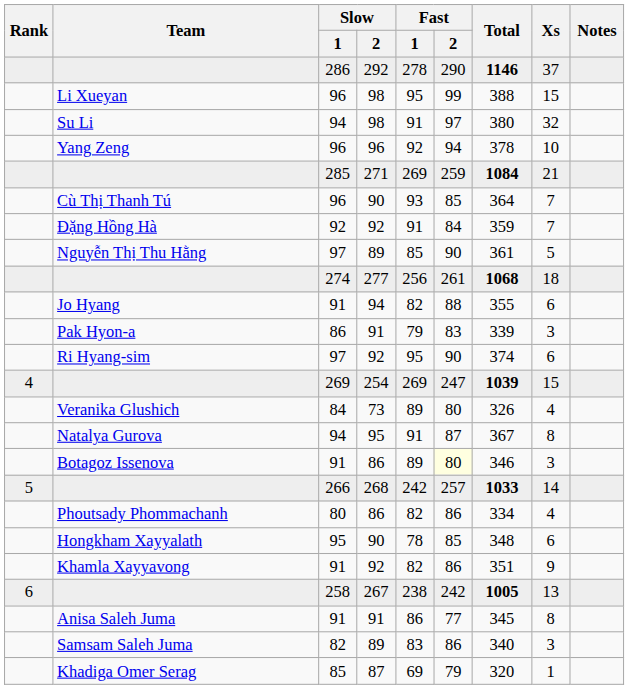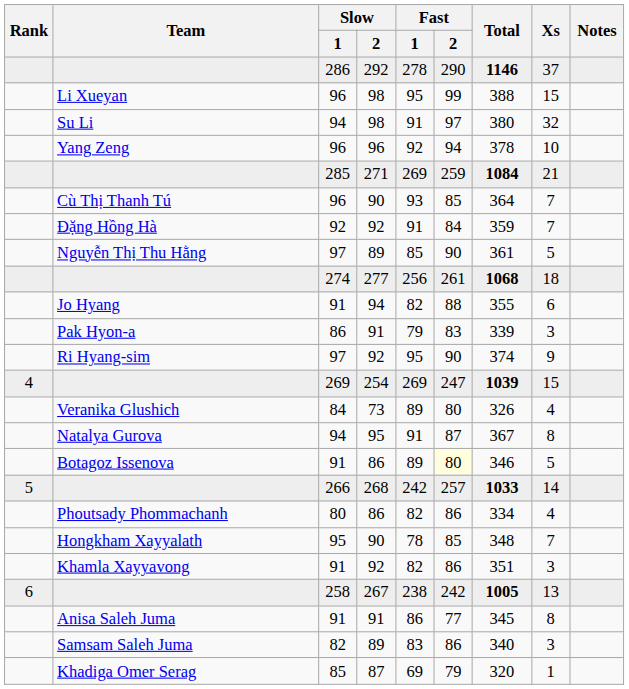(551, 357) 6 -> (551, 357) 9
(551, 461) 3 -> (551, 461) 5
(551, 540) 6 -> (551, 540) 7
(551, 566) 9 -> (551, 566) 3
